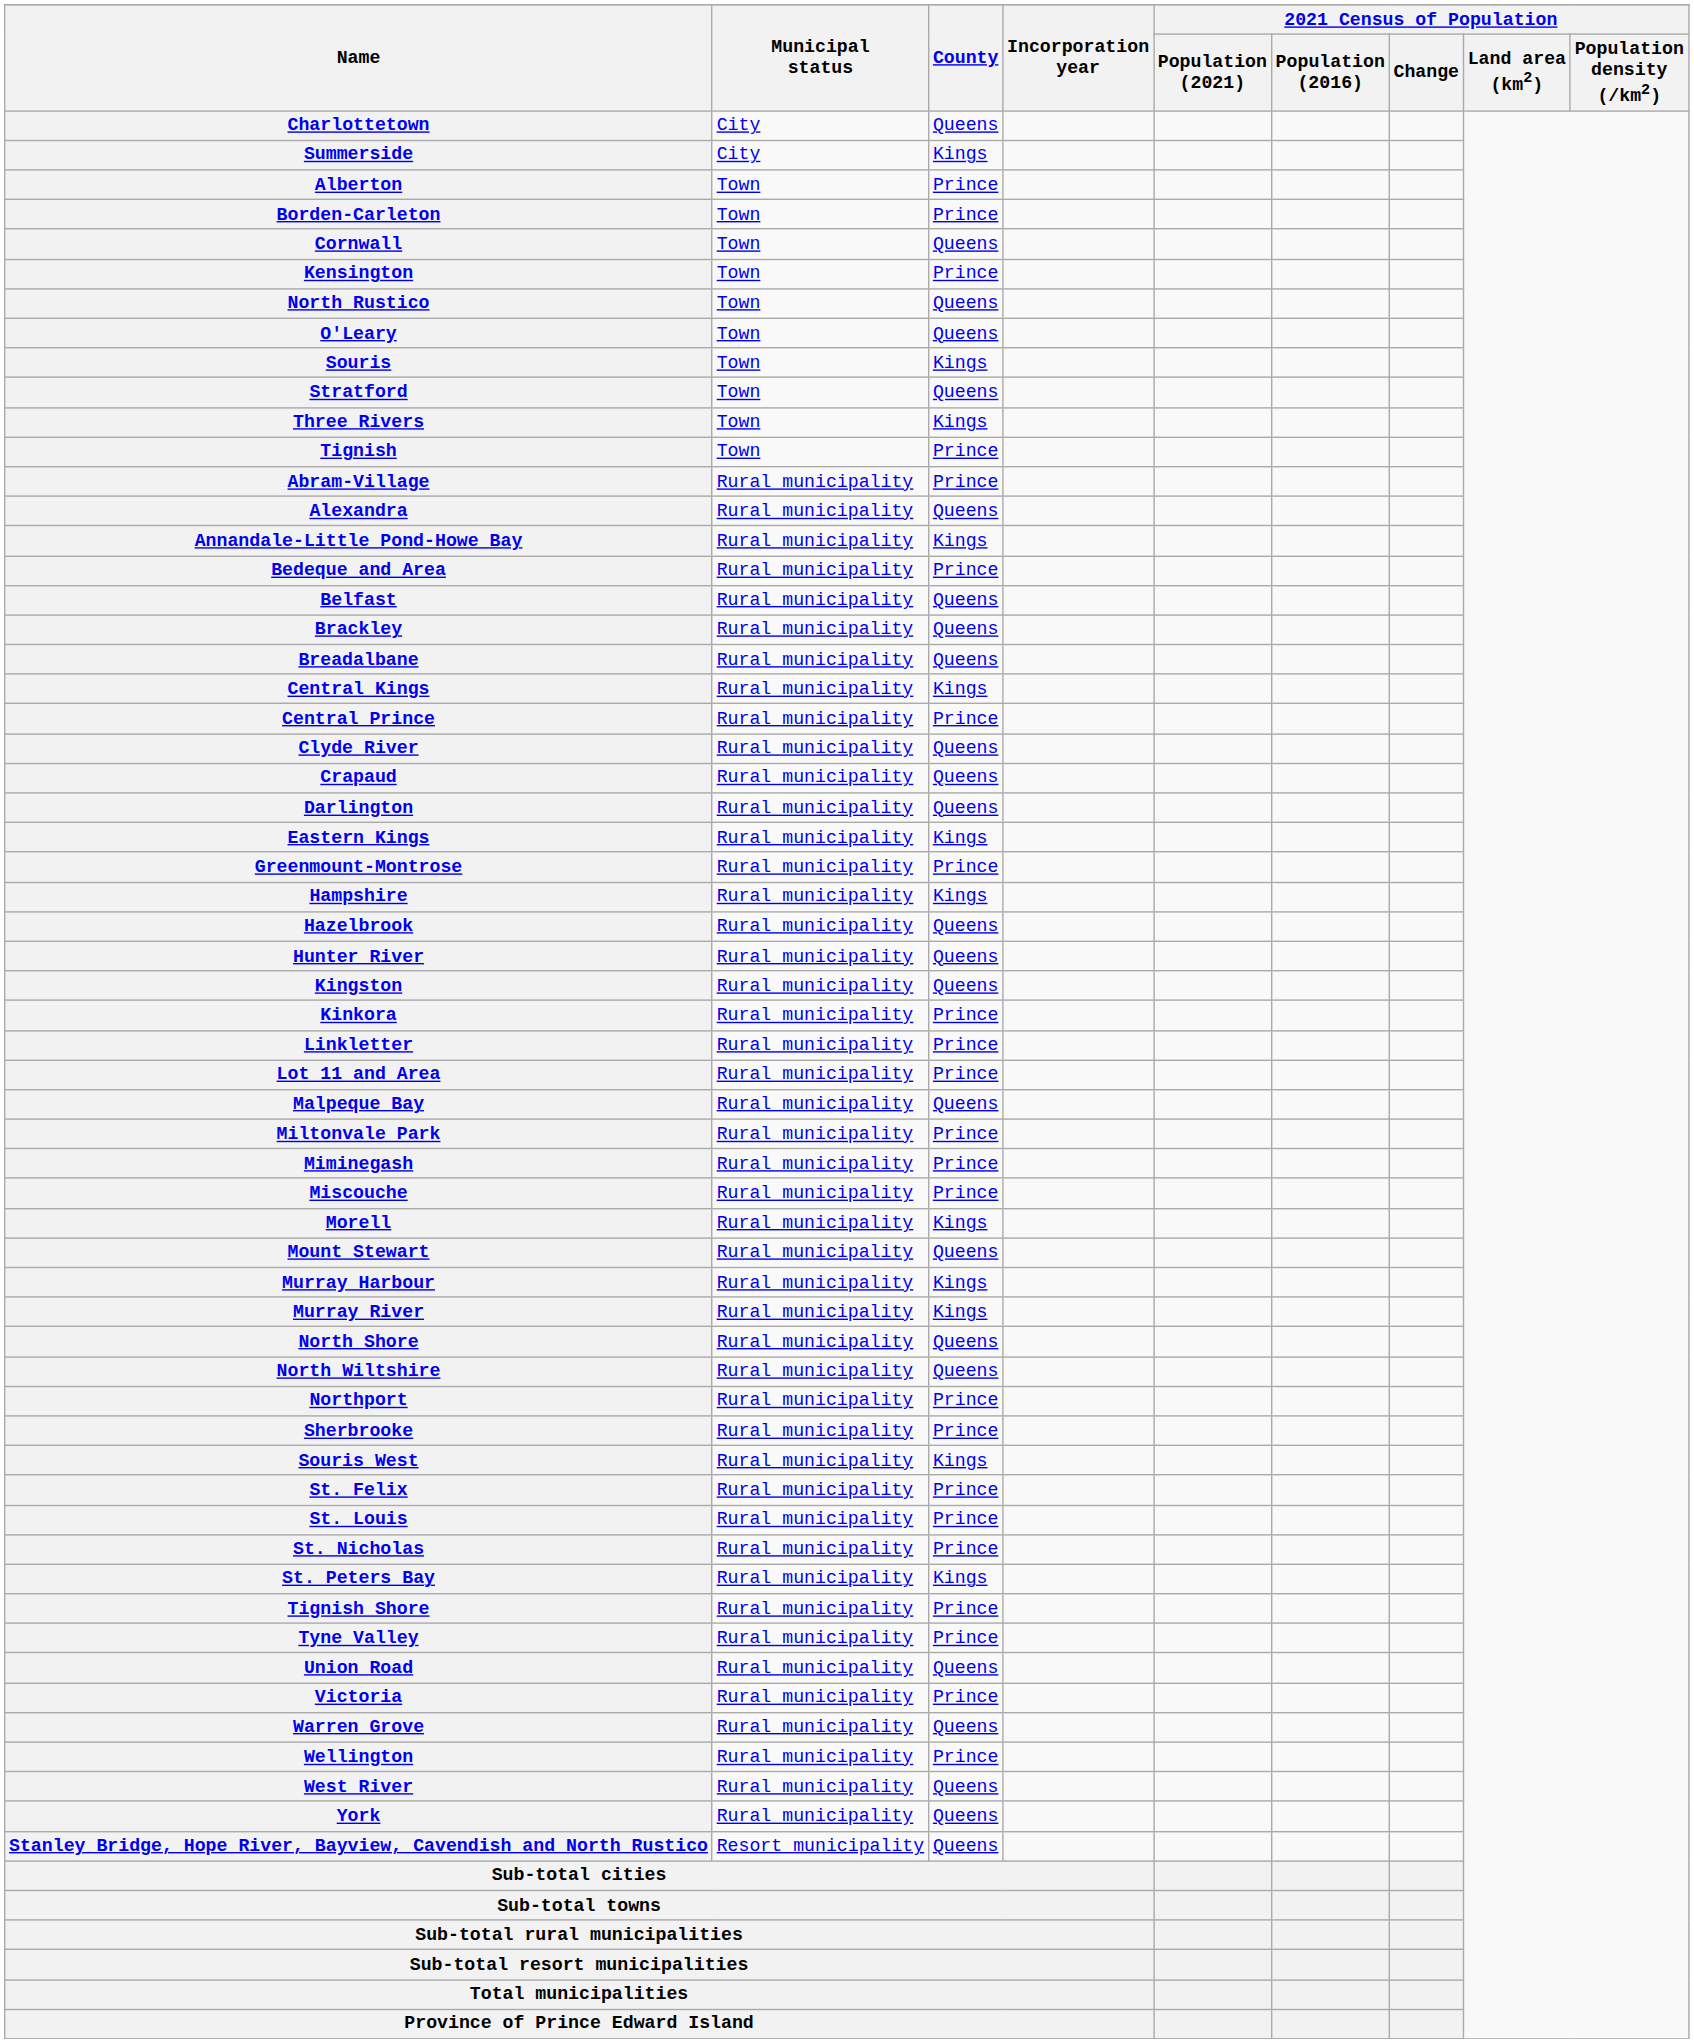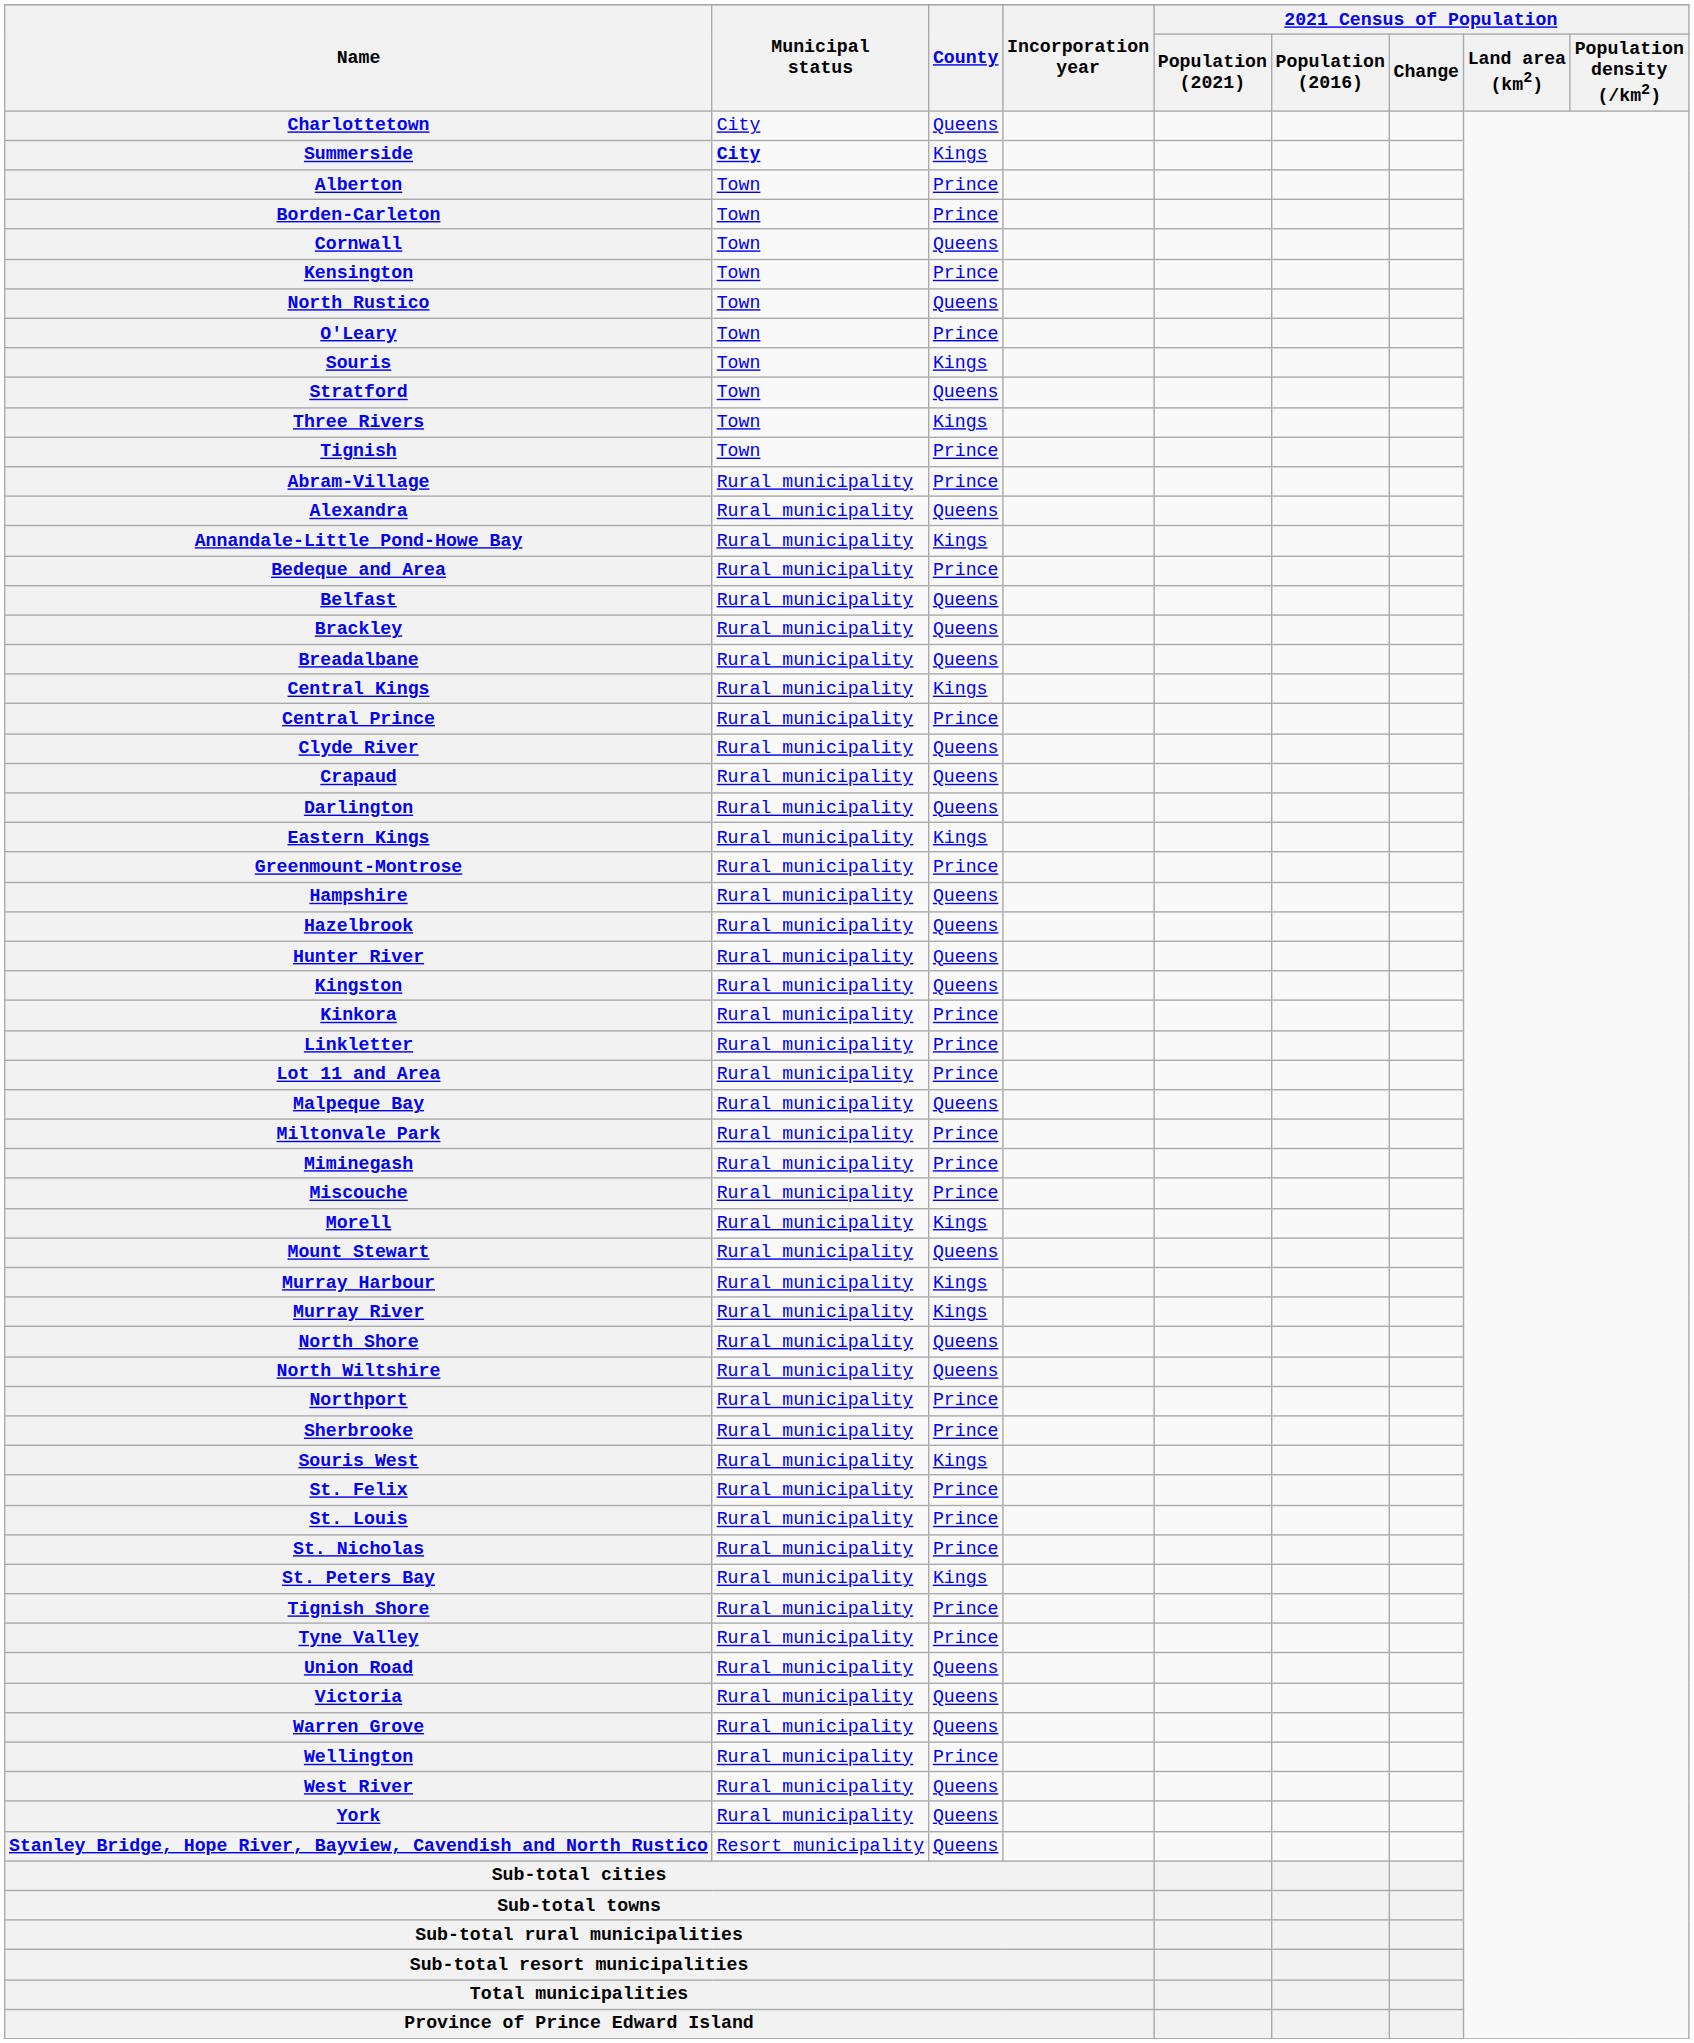(739, 155) normal -> (739, 155) bold
(966, 333) Queens -> (966, 333) Prince
(960, 897) Kings -> (966, 897) Queens
(966, 1698) Prince -> (966, 1698) Queens
